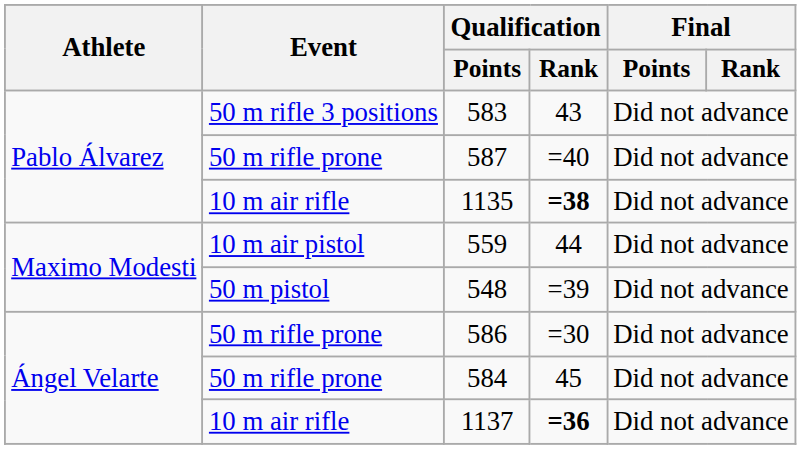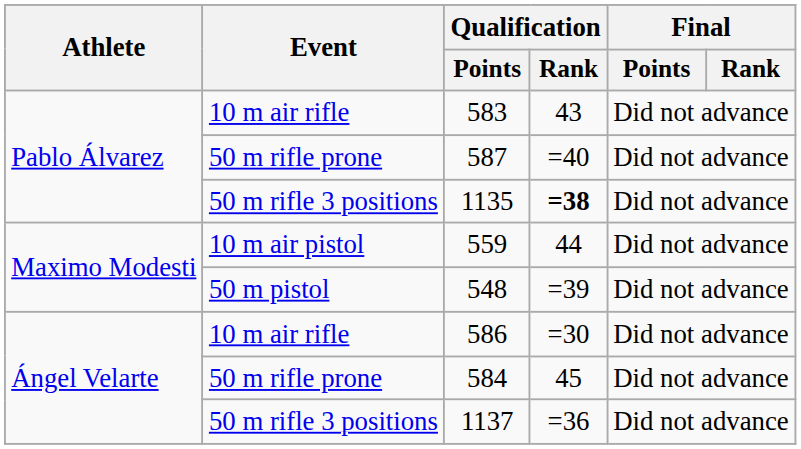(323, 112) 50 m rifle 3 positions -> (279, 112) 10 m air rifle
(279, 201) 10 m air rifle -> (323, 201) 50 m rifle 3 positions
(296, 333) 50 m rifle prone -> (279, 333) 10 m air rifle
(279, 422) 10 m air rifle -> (323, 422) 50 m rifle 3 positions
(569, 422) bold -> (569, 422) normal
